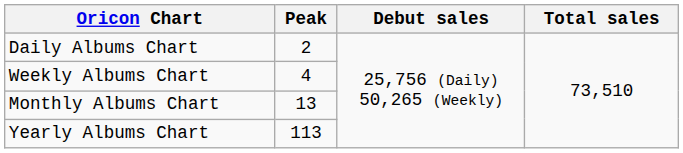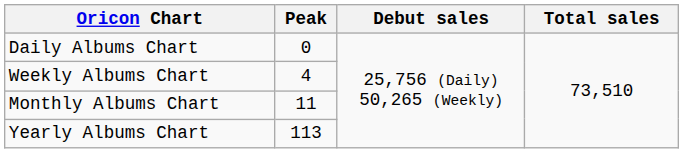(306, 48) 2 -> (306, 48) 0
(306, 105) 13 -> (306, 105) 11
